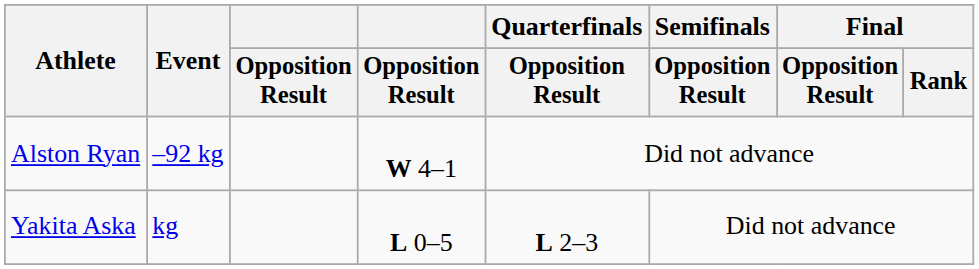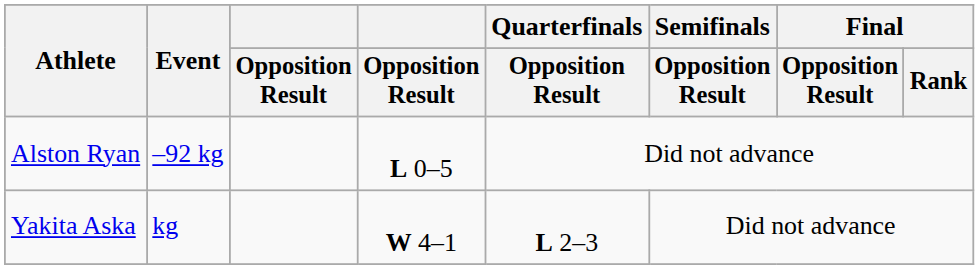(421, 168) W 4–1 -> (421, 168) L 0–5
(421, 242) L 0–5 -> (421, 242) W 4–1
